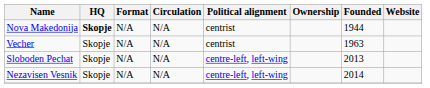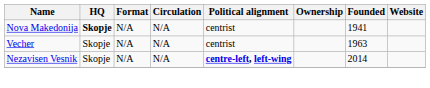(354, 28) 1944 -> (357, 28) 1941
- row: (40, 59)
(247, 75) normal -> (249, 59) bold
